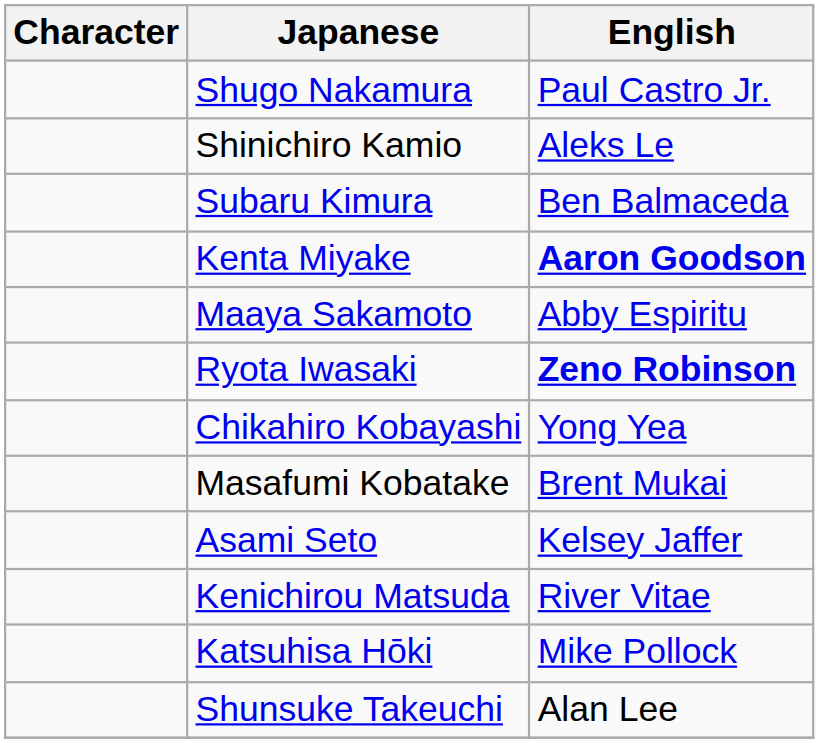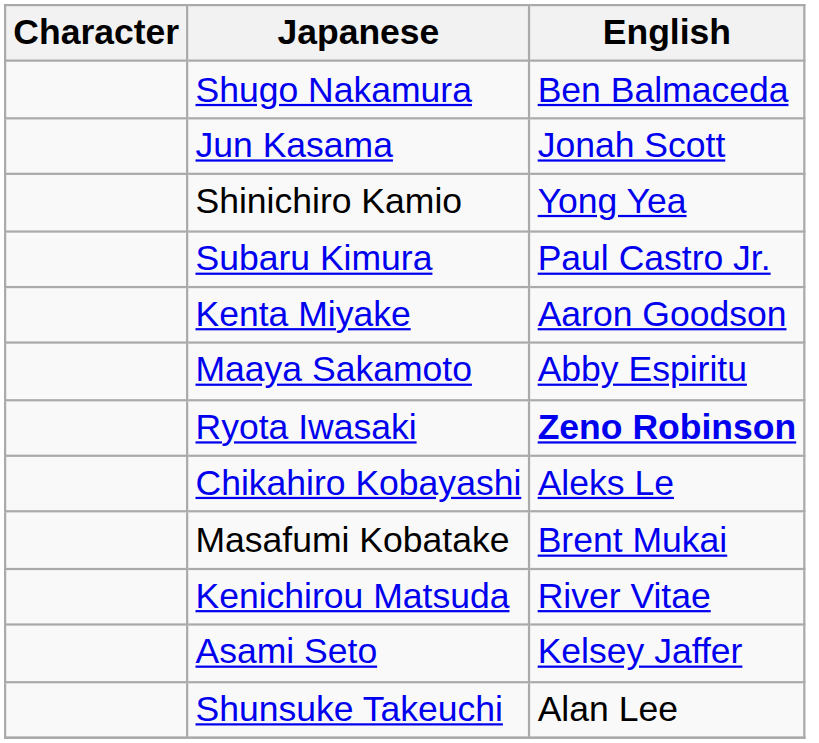(654, 88) Paul Castro Jr. -> (663, 88) Ben Balmaceda
+ row: (294, 145)
(606, 145) Aleks Le -> (612, 201) Yong Yea
(663, 201) Ben Balmaceda -> (654, 257) Paul Castro Jr.
(672, 257) bold -> (662, 314) normal
(612, 426) Yong Yea -> (606, 483) Aleks Le
rows swapped: (352, 595) <-> (286, 539)
- row: (314, 652)
